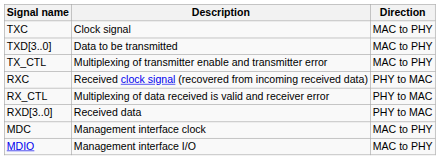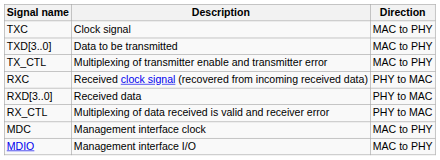rows swapped: (30, 113) <-> (27, 96)
